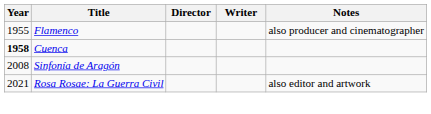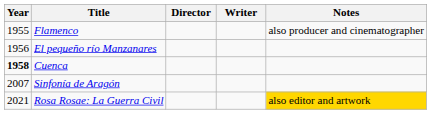+ row: (95, 48)
(18, 65) 2008 -> (18, 83) 2007
(319, 83) no background -> (319, 100) gold background
